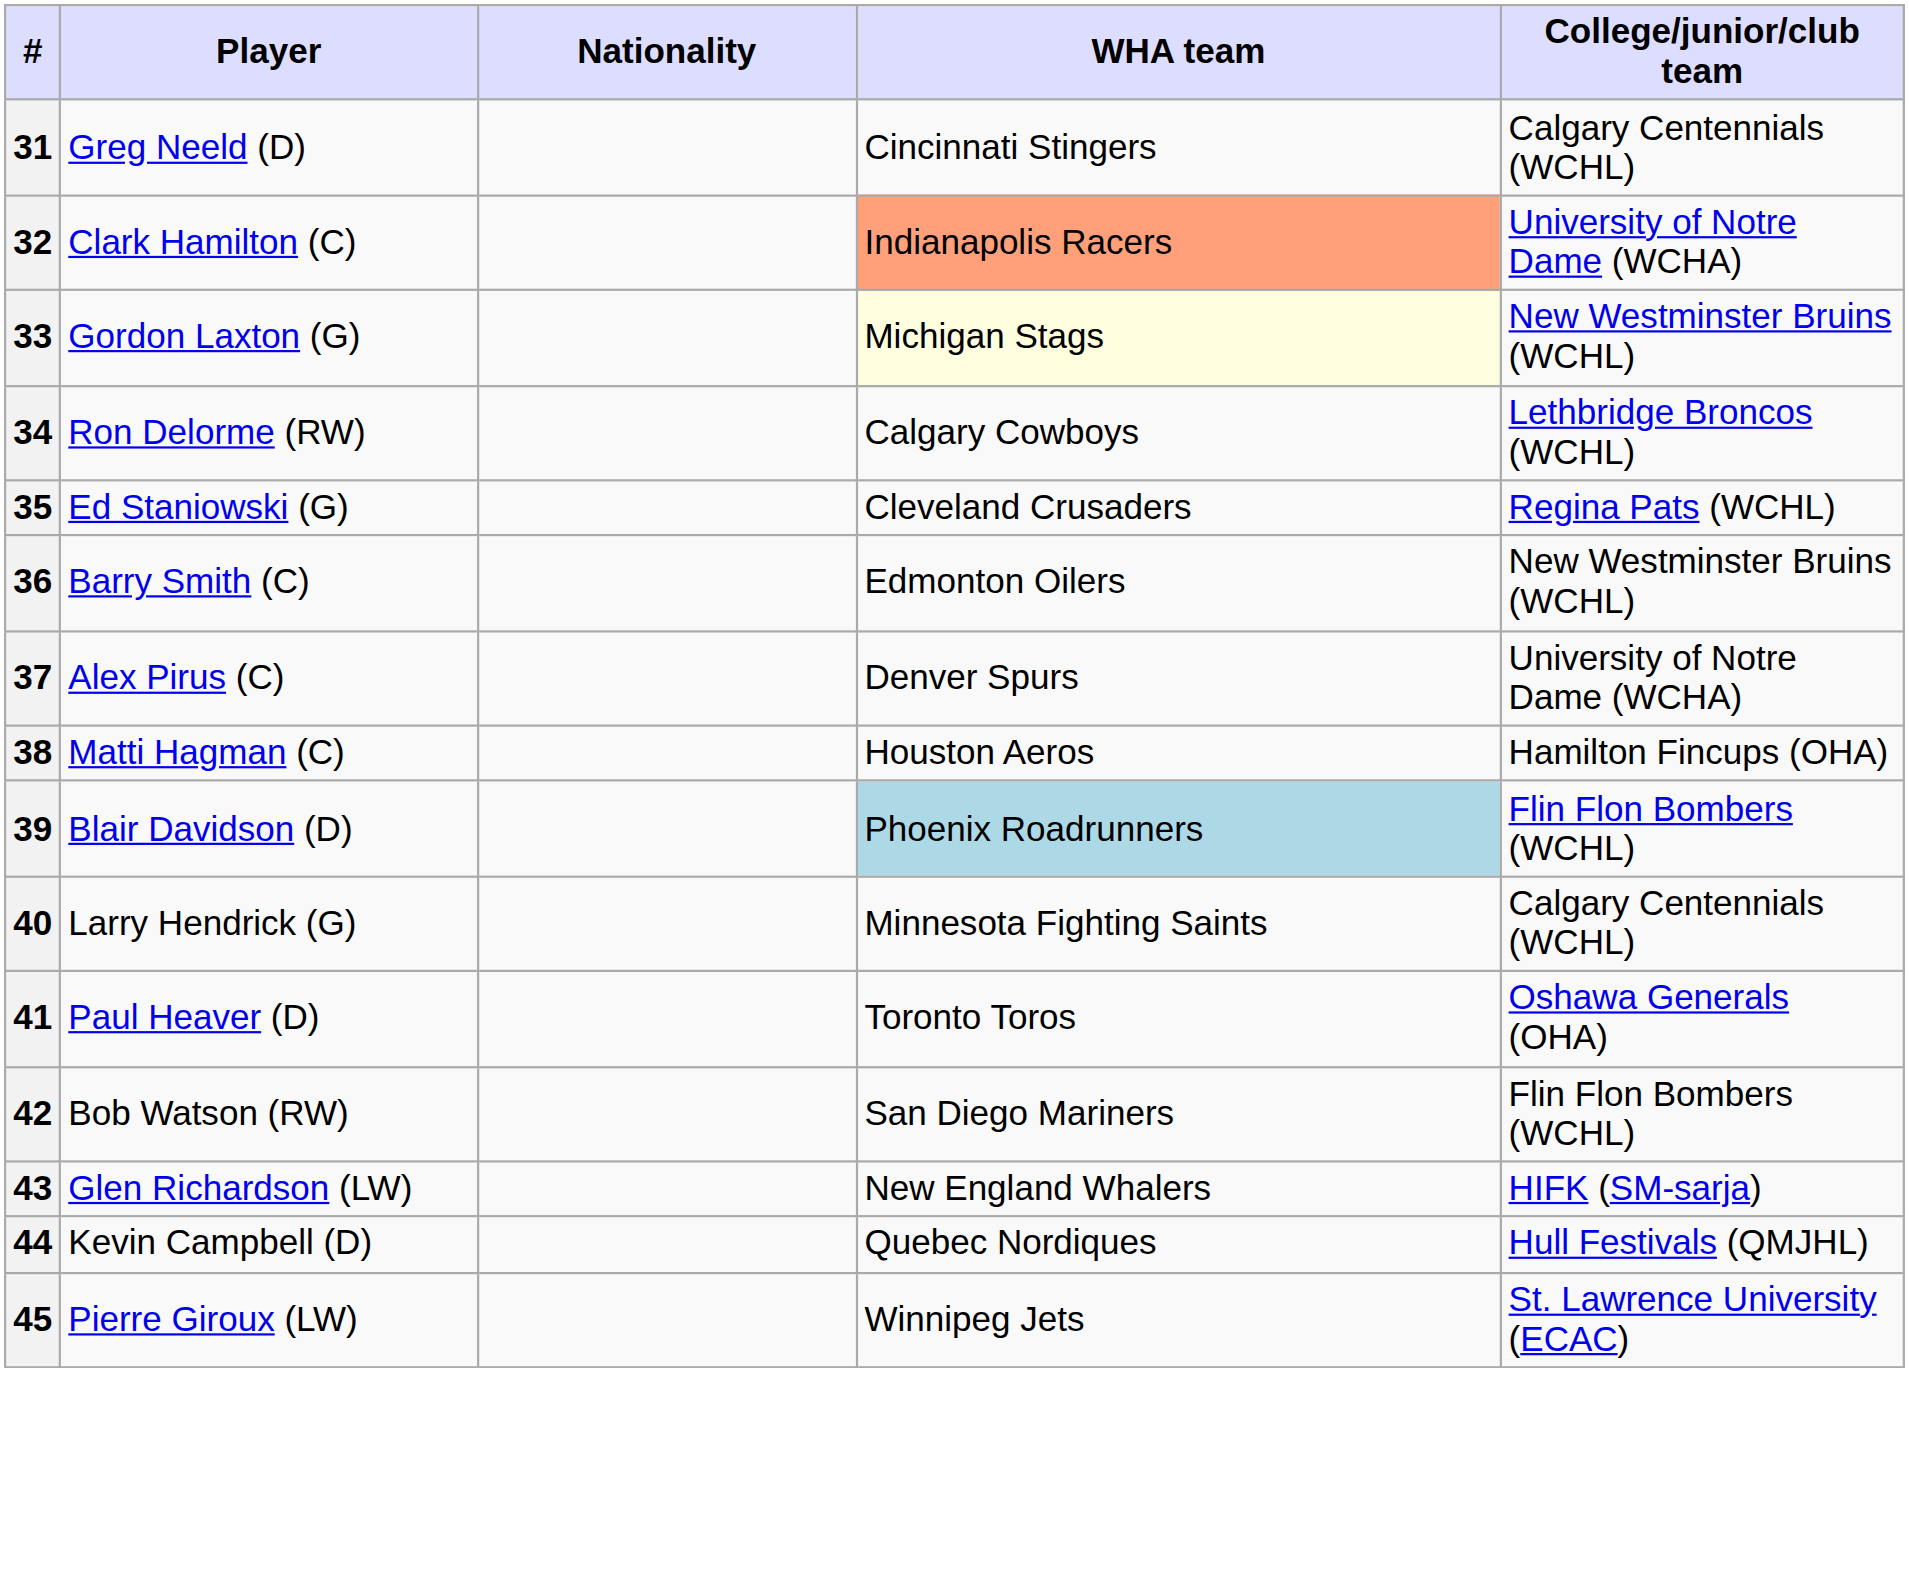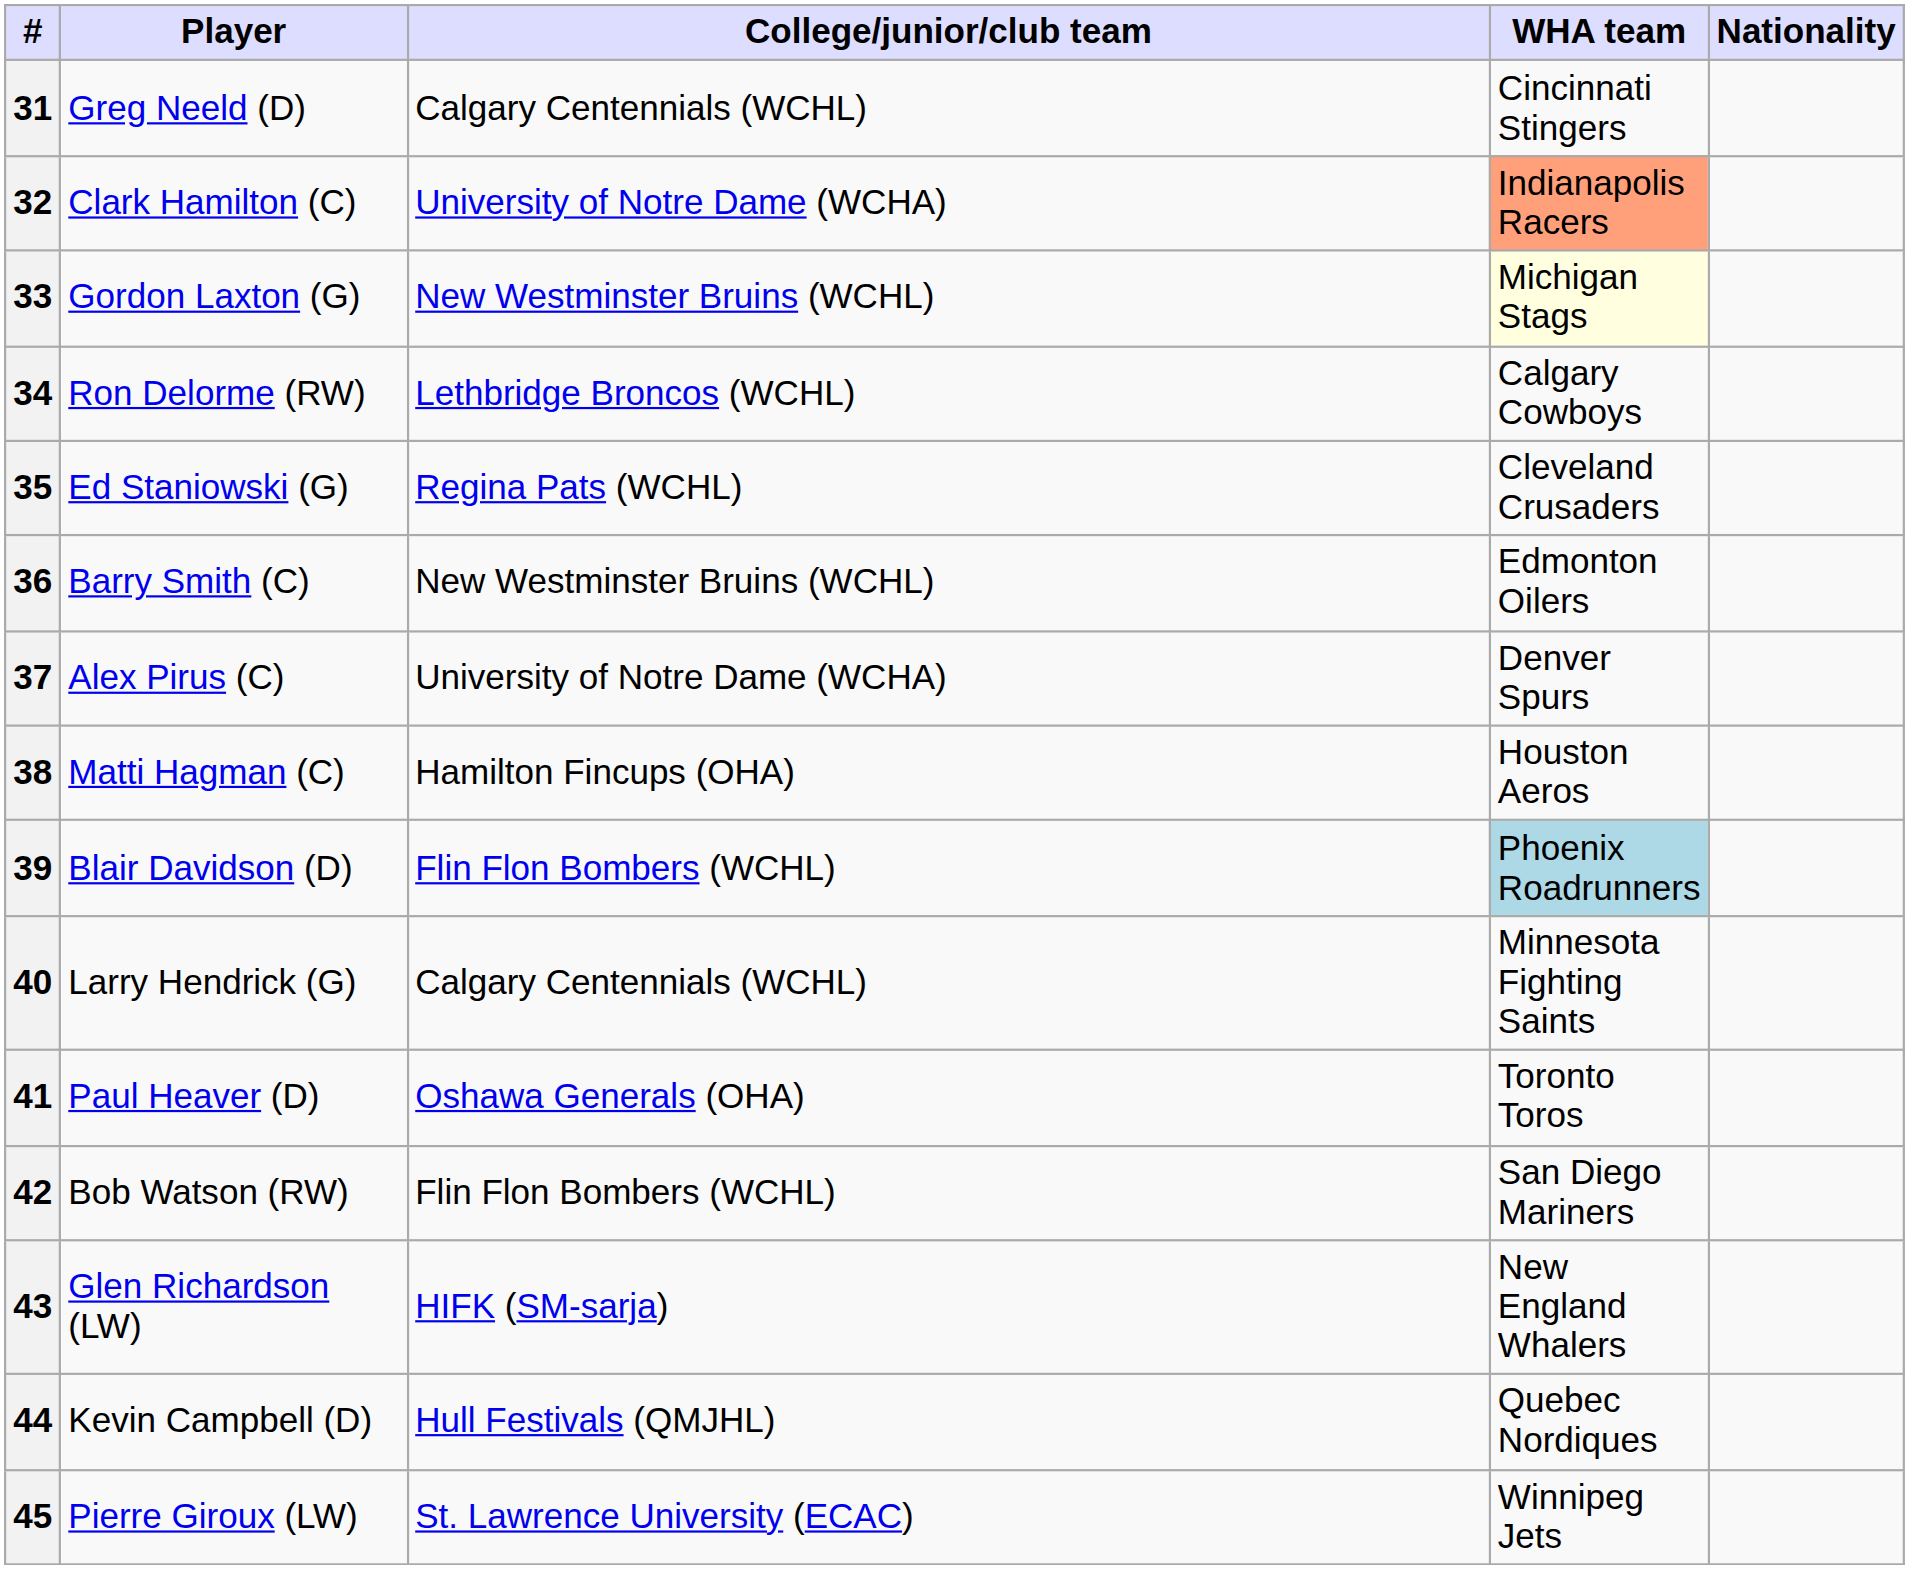columns swapped: (667, 51) <-> (1702, 51)
